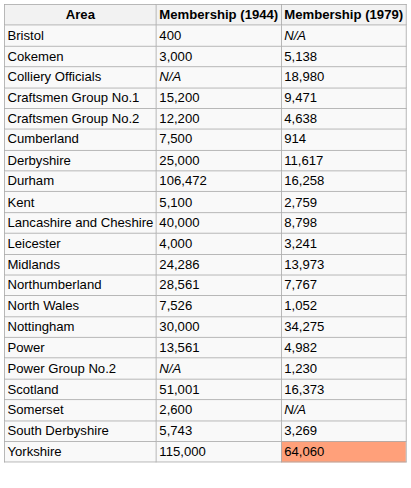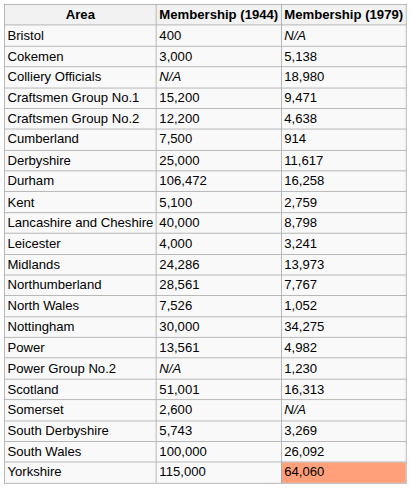(304, 389) 16,373 -> (304, 389) 16,313
+ row: (44, 451)
